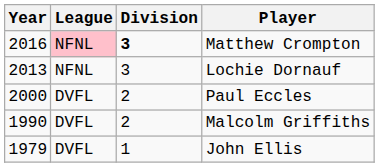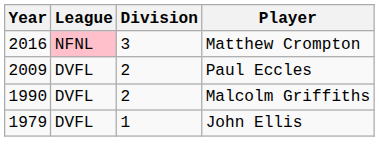(125, 44) bold -> (125, 44) normal
- row: (273, 70)
(28, 97) 2000 -> (28, 70) 2009
